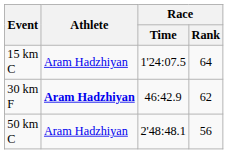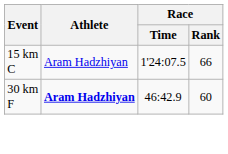(206, 62) 64 -> (206, 62) 66
(206, 97) 62 -> (206, 97) 60
- row: (23, 131)
